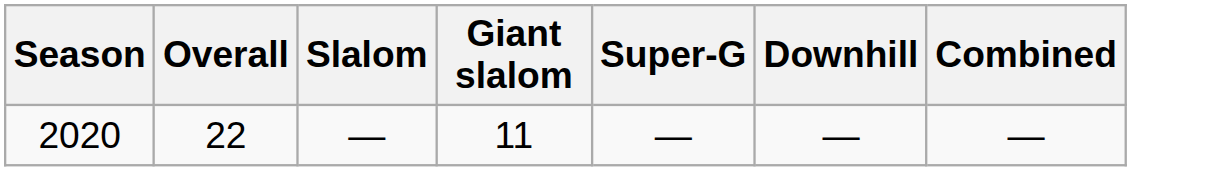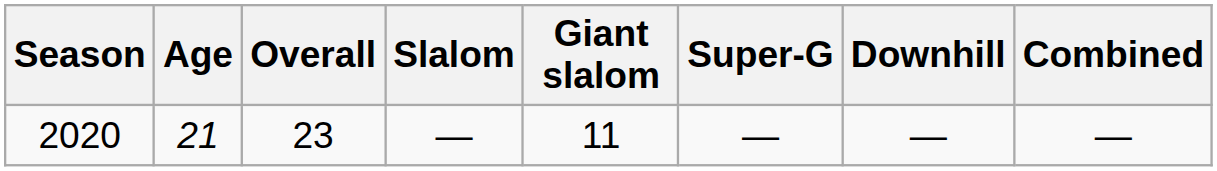+ column: (198, 54)
(226, 134) 22 -> (313, 134) 23
